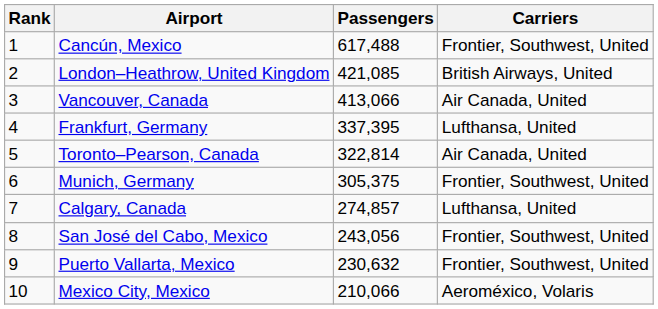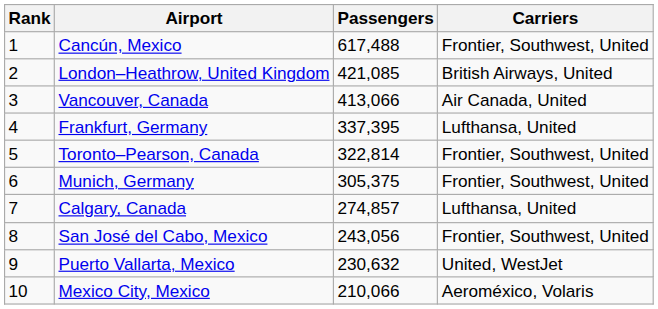(514, 154) Air Canada, United -> (545, 154) Frontier, Southwest, United
(545, 263) Frontier, Southwest, United -> (502, 263) United, WestJet
